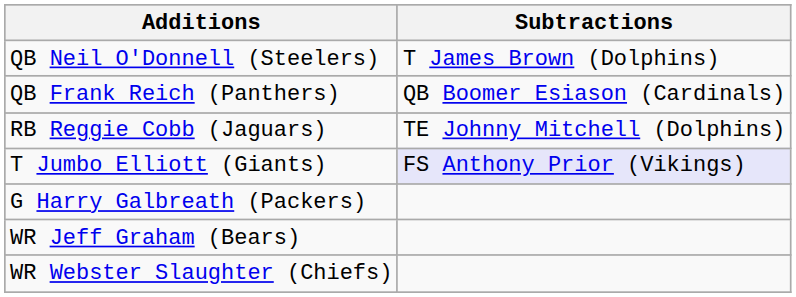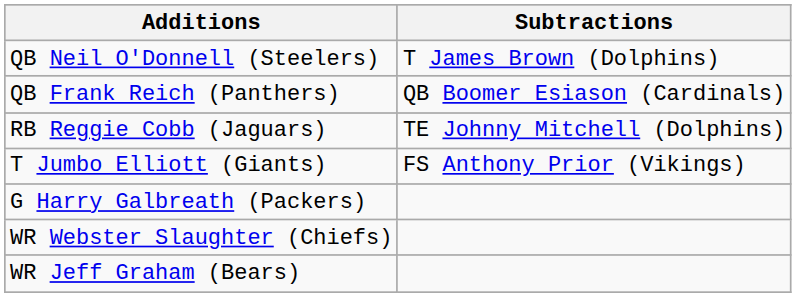(574, 166) lavender background -> (574, 166) no background
rows swapped: (155, 238) <-> (201, 273)
